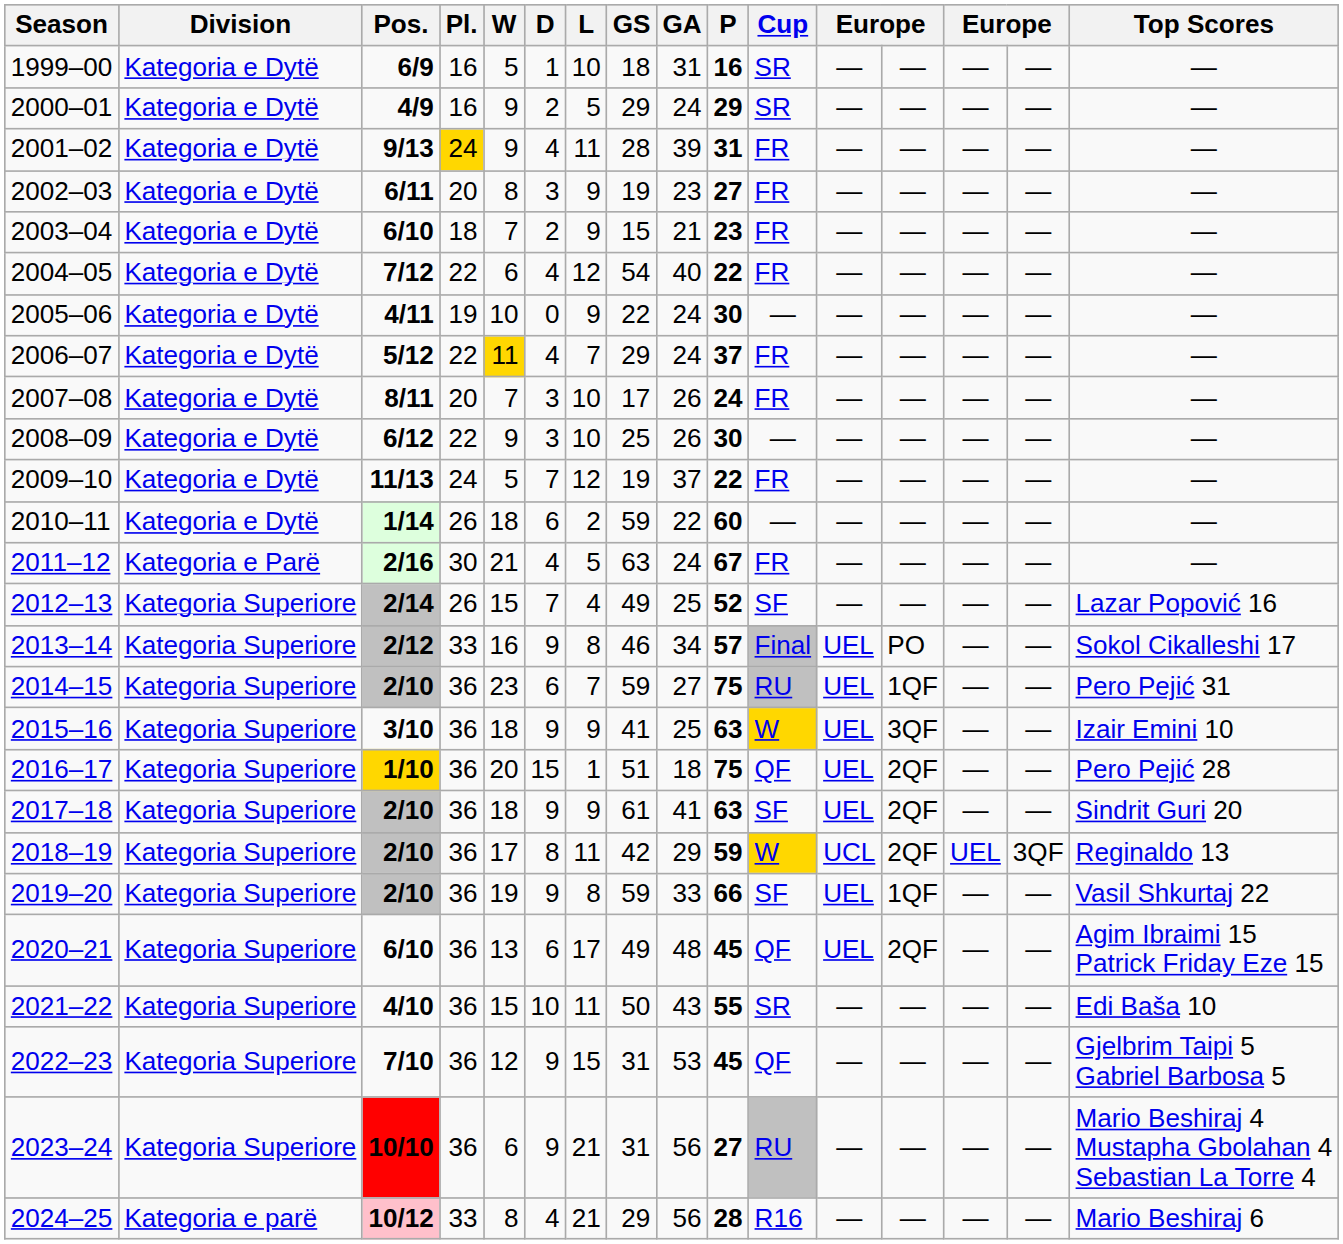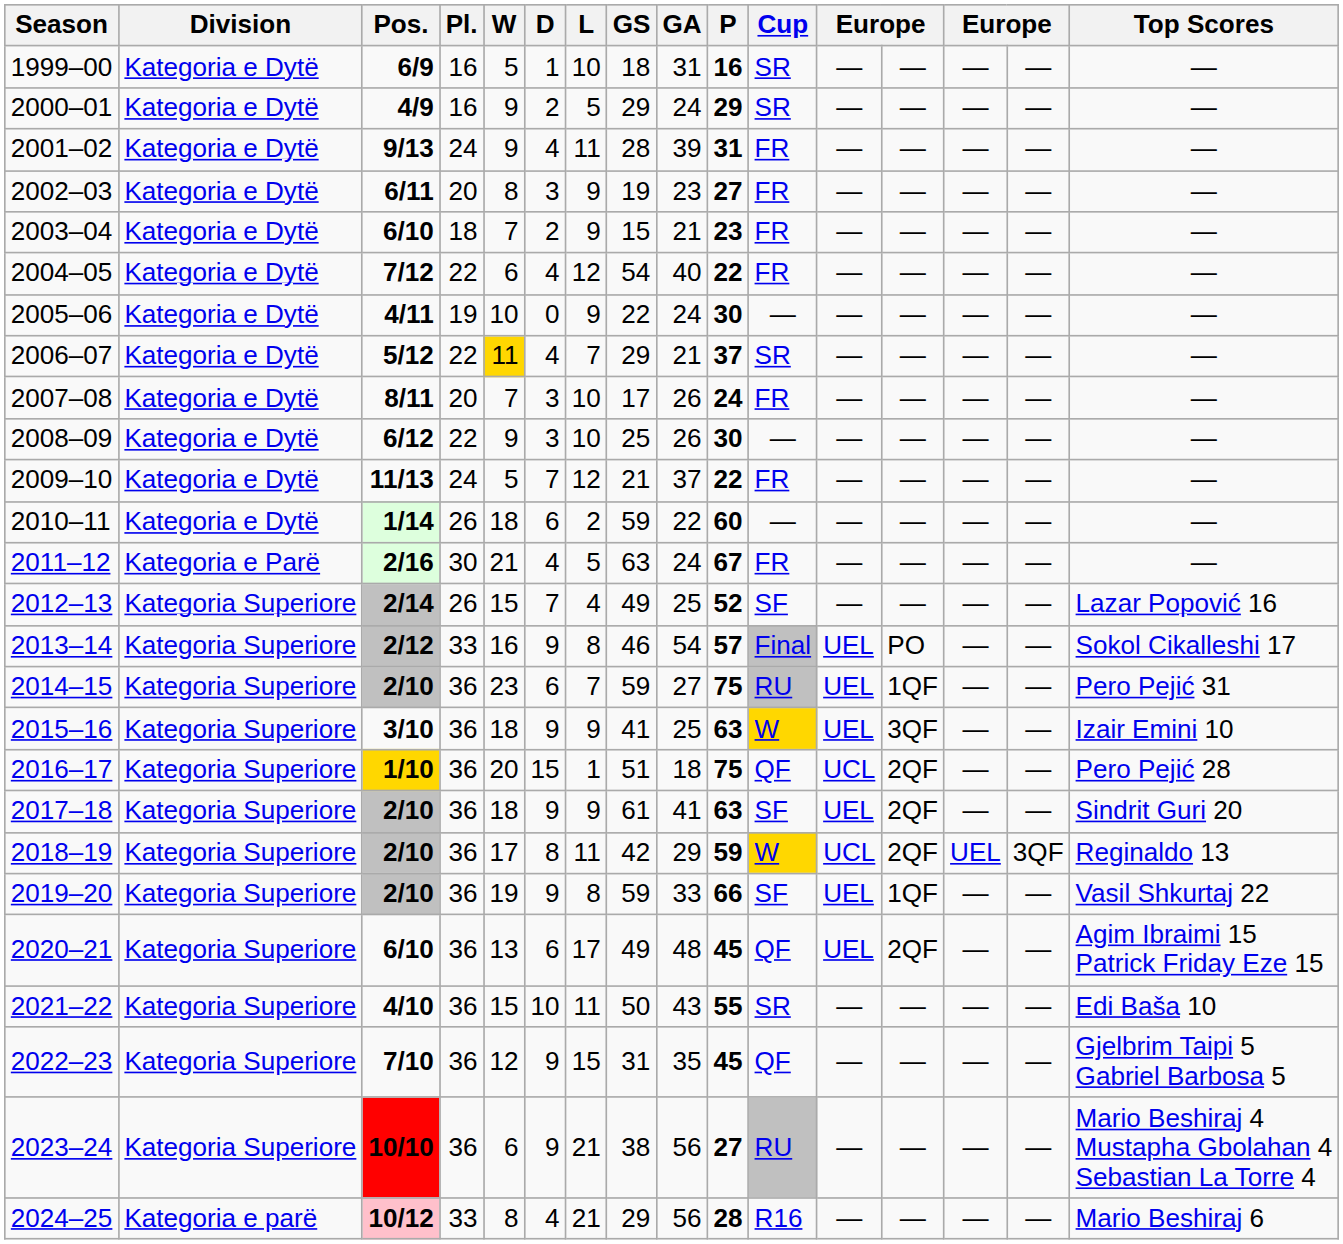(463, 149) gold background -> (463, 149) no background
(687, 356) 24 -> (687, 356) 21
(772, 356) FR -> (773, 356) SR
(636, 480) 19 -> (636, 480) 21
(687, 645) 34 -> (687, 645) 54
(848, 769) UEL -> (849, 769) UCL
(687, 1061) 53 -> (687, 1061) 35
(636, 1147) 31 -> (636, 1147) 38
